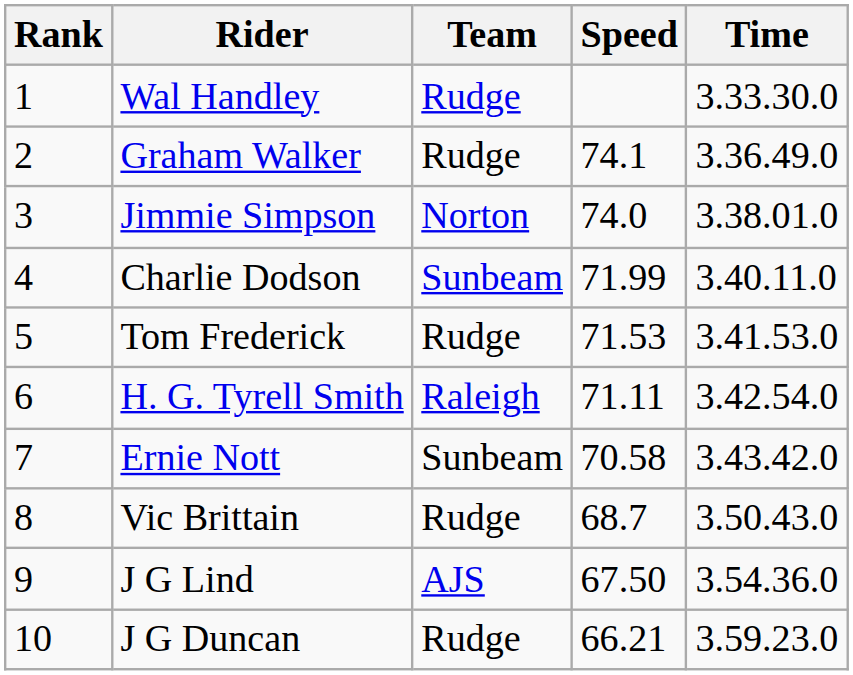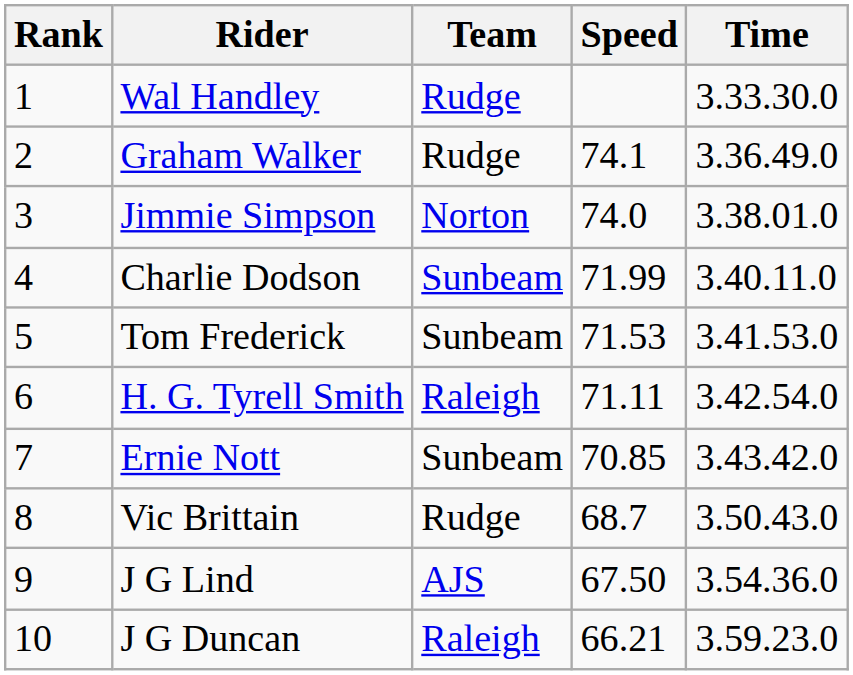(471, 336) Rudge -> (492, 336) Sunbeam
(623, 457) 70.58 -> (623, 457) 70.85
(471, 638) Rudge -> (481, 638) Raleigh
